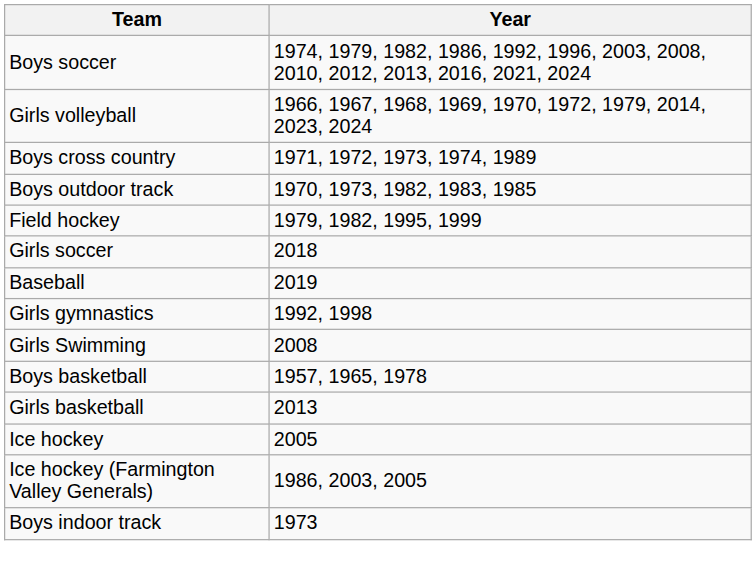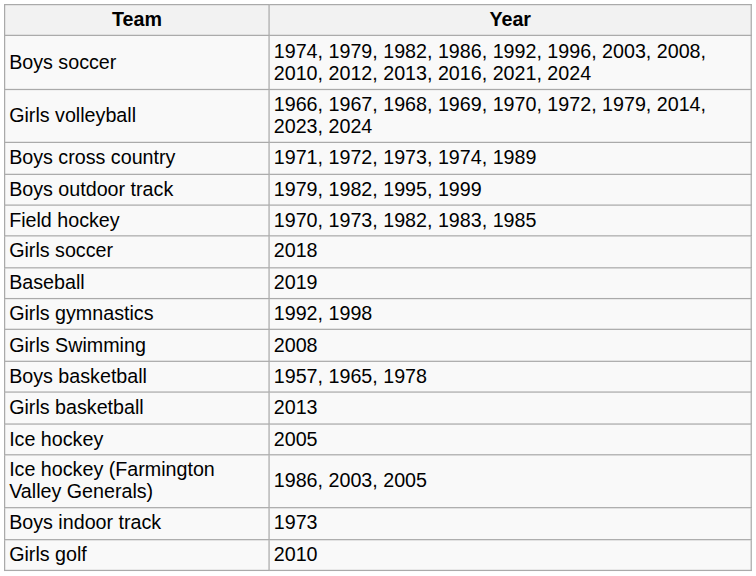(405, 189) 1970, 1973, 1982, 1983, 1985 -> (378, 189) 1979, 1982, 1995, 1999
(378, 220) 1979, 1982, 1995, 1999 -> (405, 220) 1970, 1973, 1982, 1983, 1985
+ row: (48, 554)
